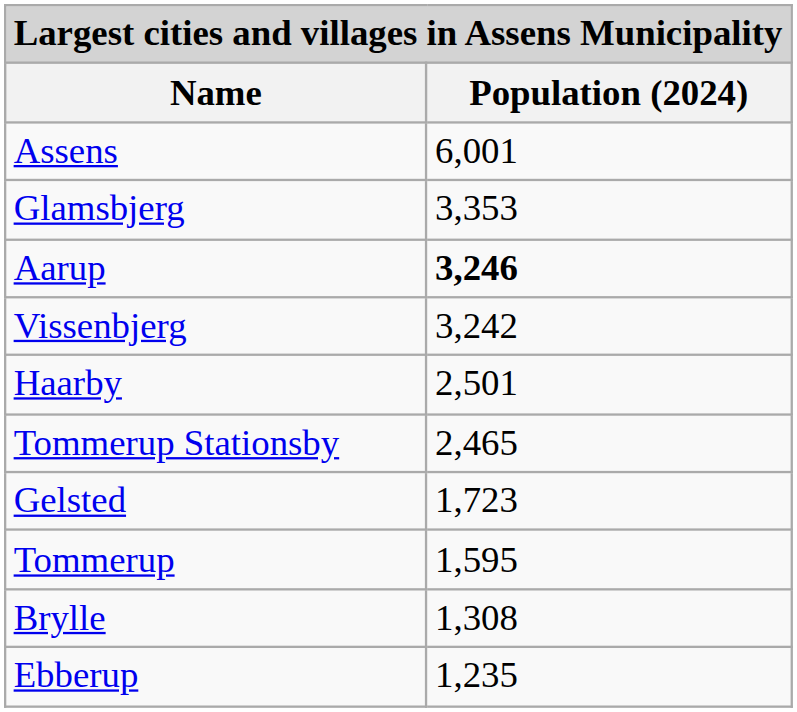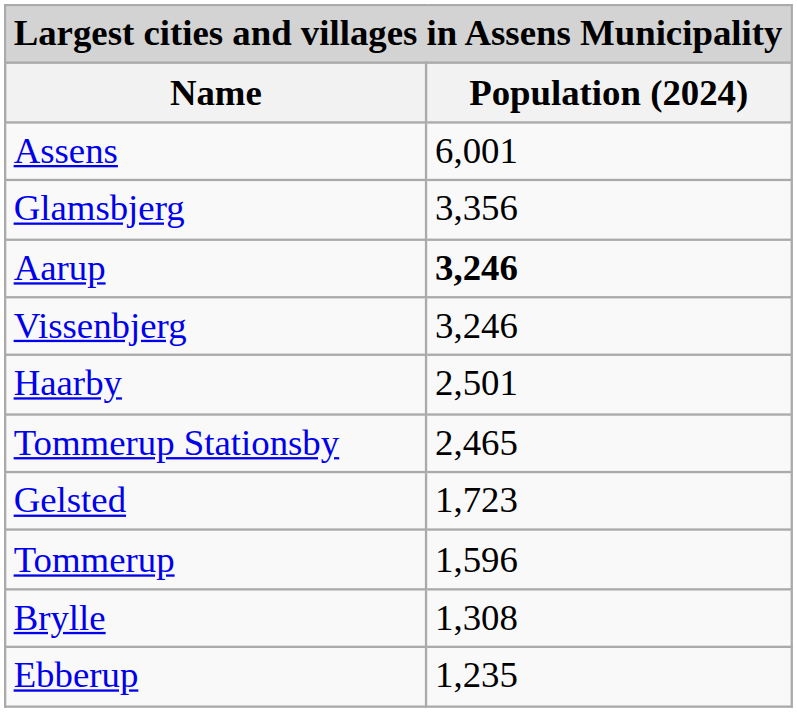(476, 208) 3,353 -> (476, 208) 3,356
(476, 325) 3,242 -> (476, 325) 3,246
(476, 558) 1,595 -> (476, 558) 1,596
